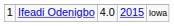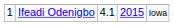(107, 13) 4.0 -> (107, 13) 4.1
